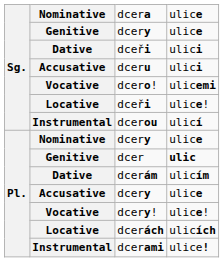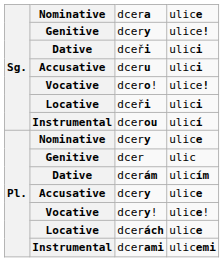(186, 31) ulice -> (189, 31) ulice!
(192, 85) ulicemi -> (189, 85) ulice!
(189, 103) ulice! -> (186, 103) ulici
(183, 158) bold -> (183, 158) normal
(192, 230) ulicích -> (186, 230) ulice
(189, 248) ulice! -> (192, 248) ulicemi
